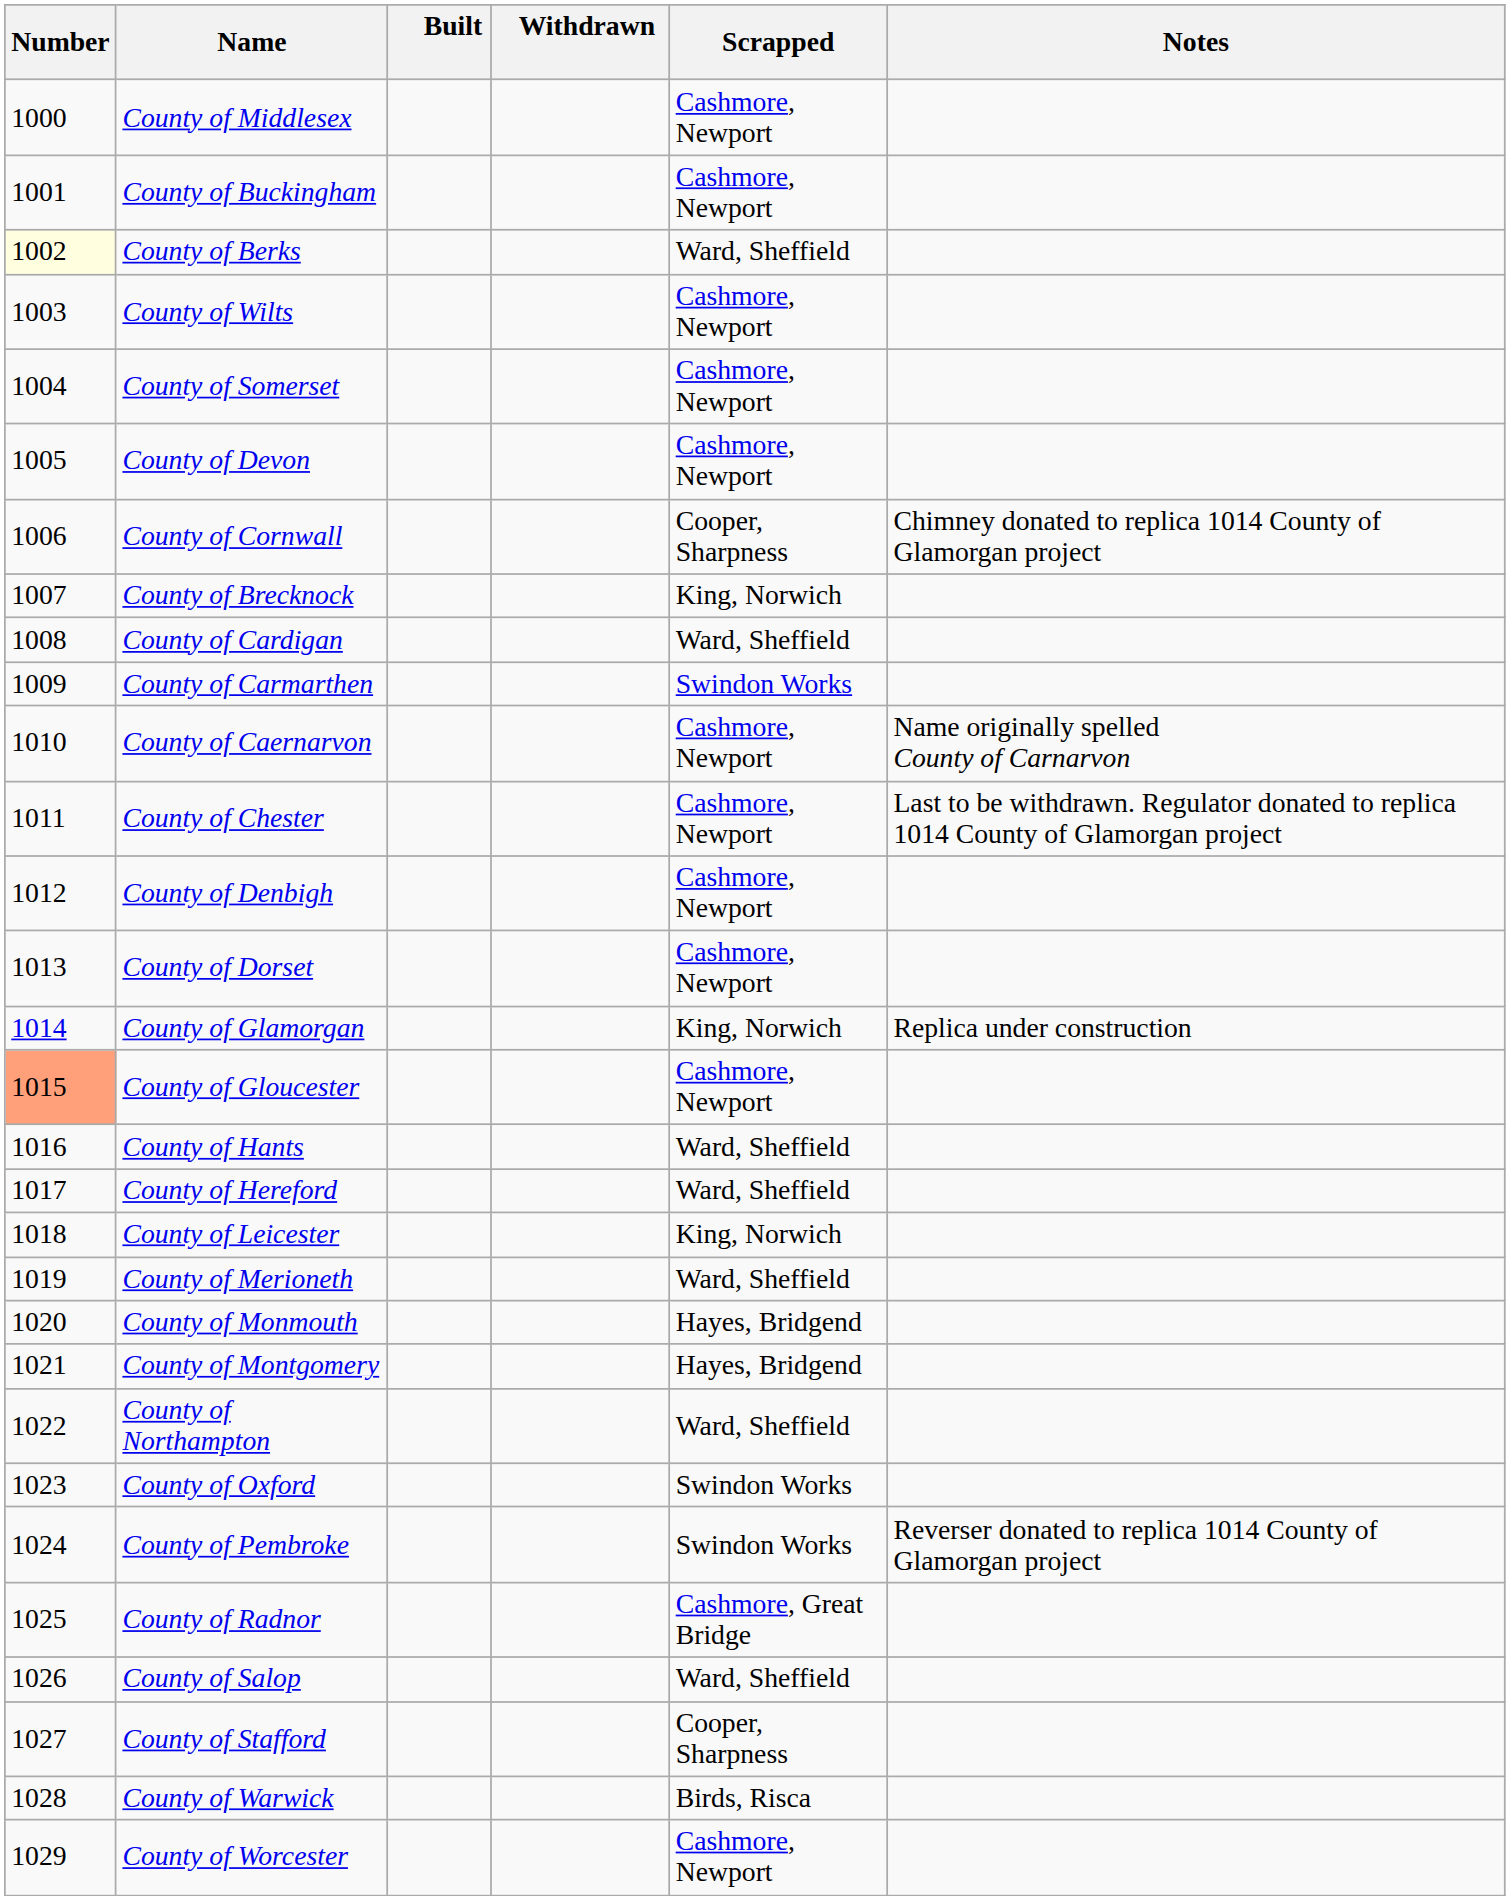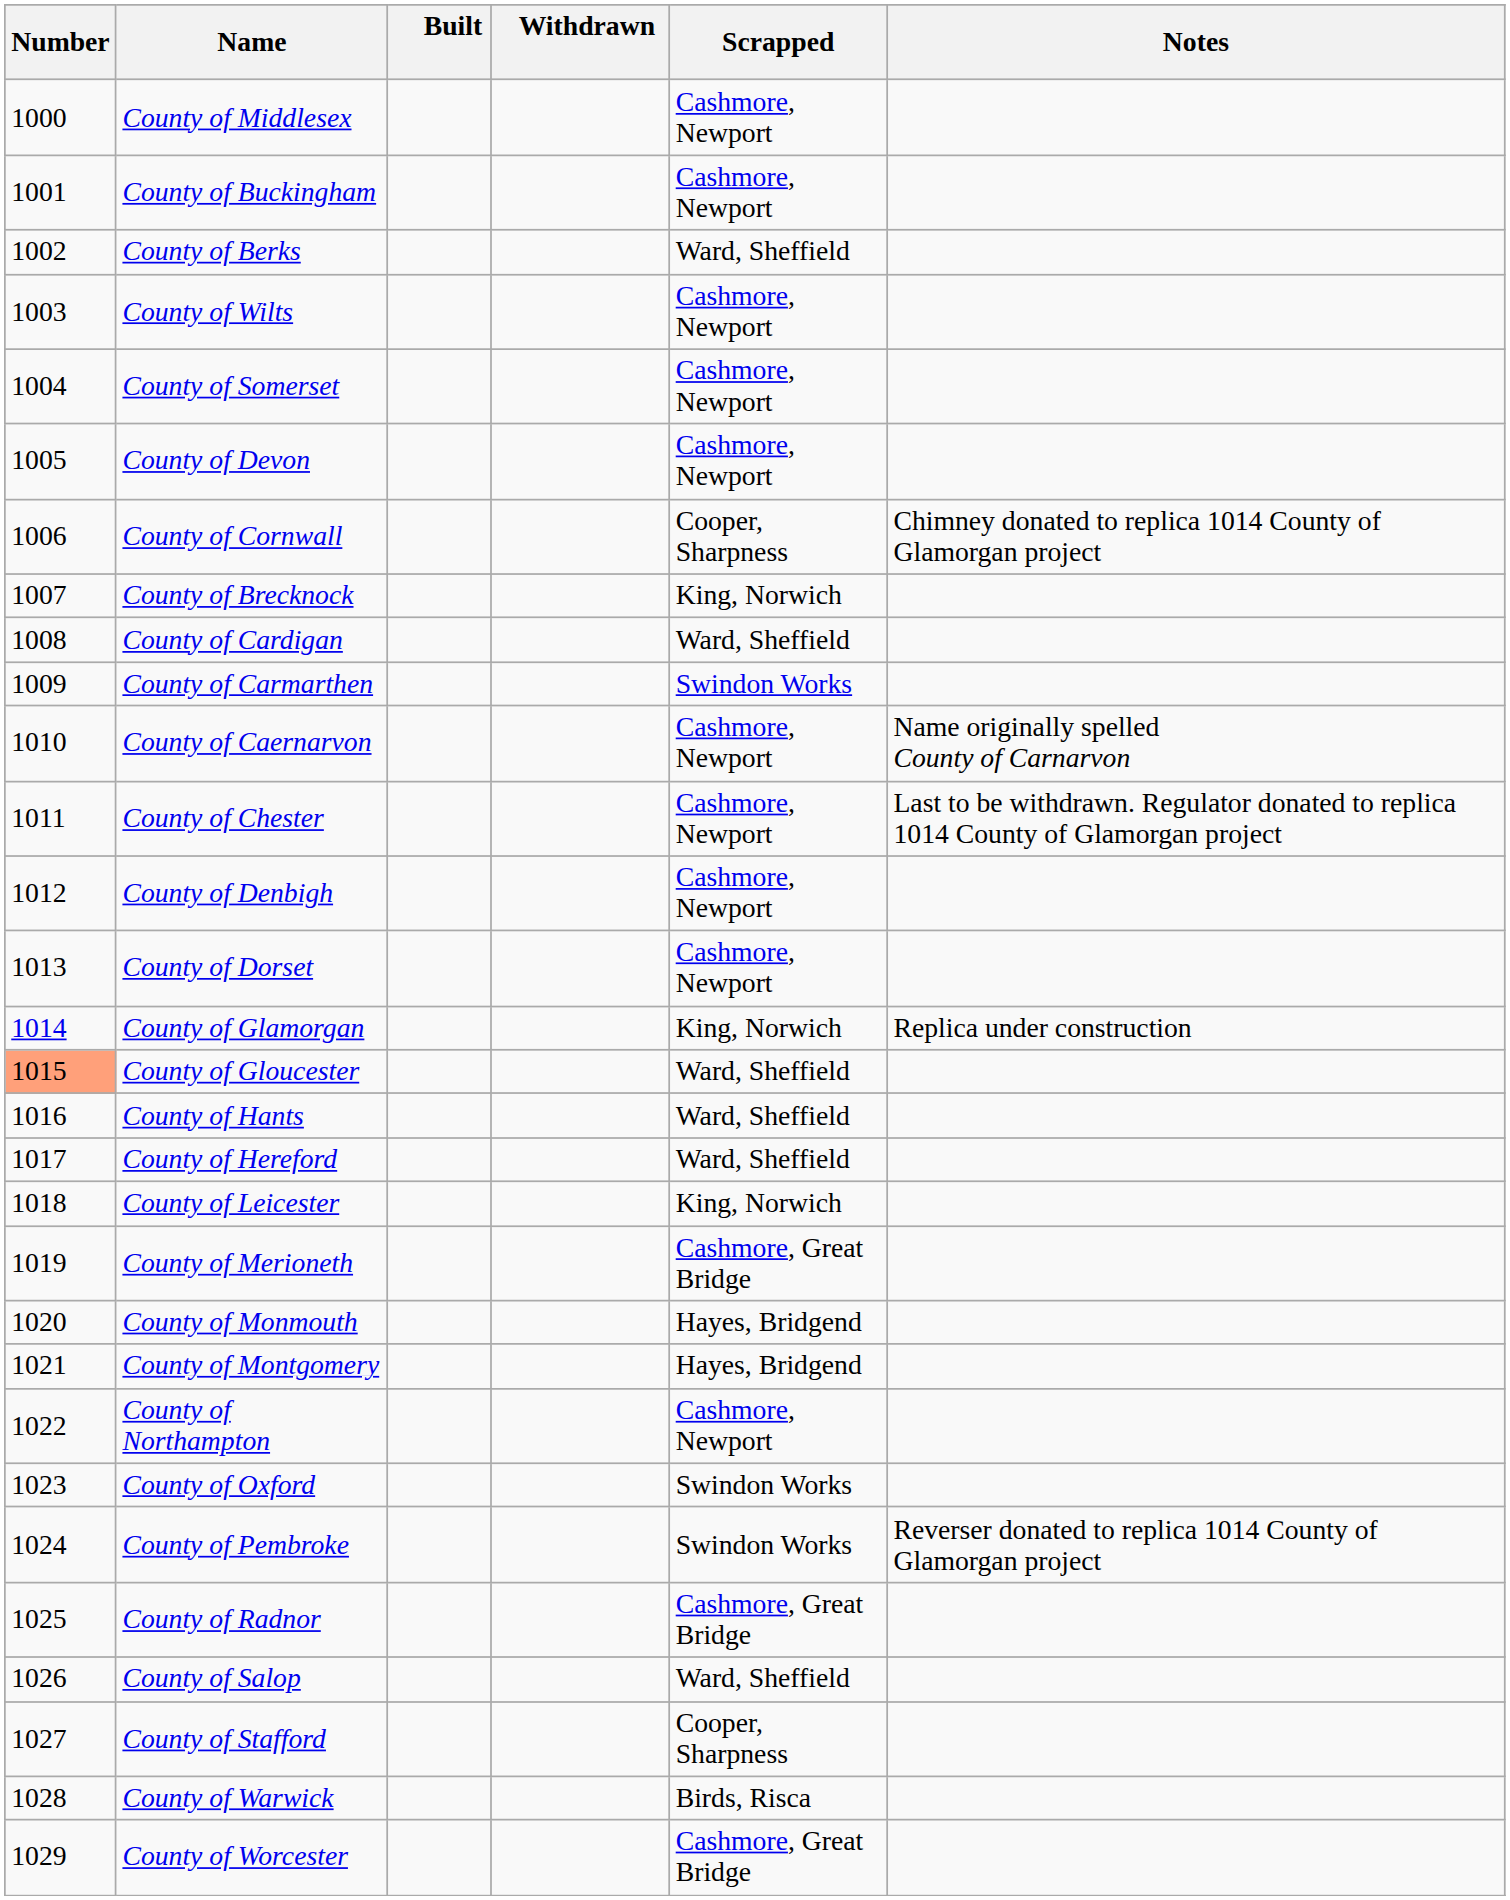(39, 251) lightyellow background -> (39, 251) no background
(735, 1086) Cashmore, Newport -> (763, 1071) Ward, Sheffield
(763, 1278) Ward, Sheffield -> (769, 1262) Cashmore, Great Bridge
(763, 1425) Ward, Sheffield -> (735, 1425) Cashmore, Newport
(735, 1857) Cashmore, Newport -> (769, 1857) Cashmore, Great Bridge
